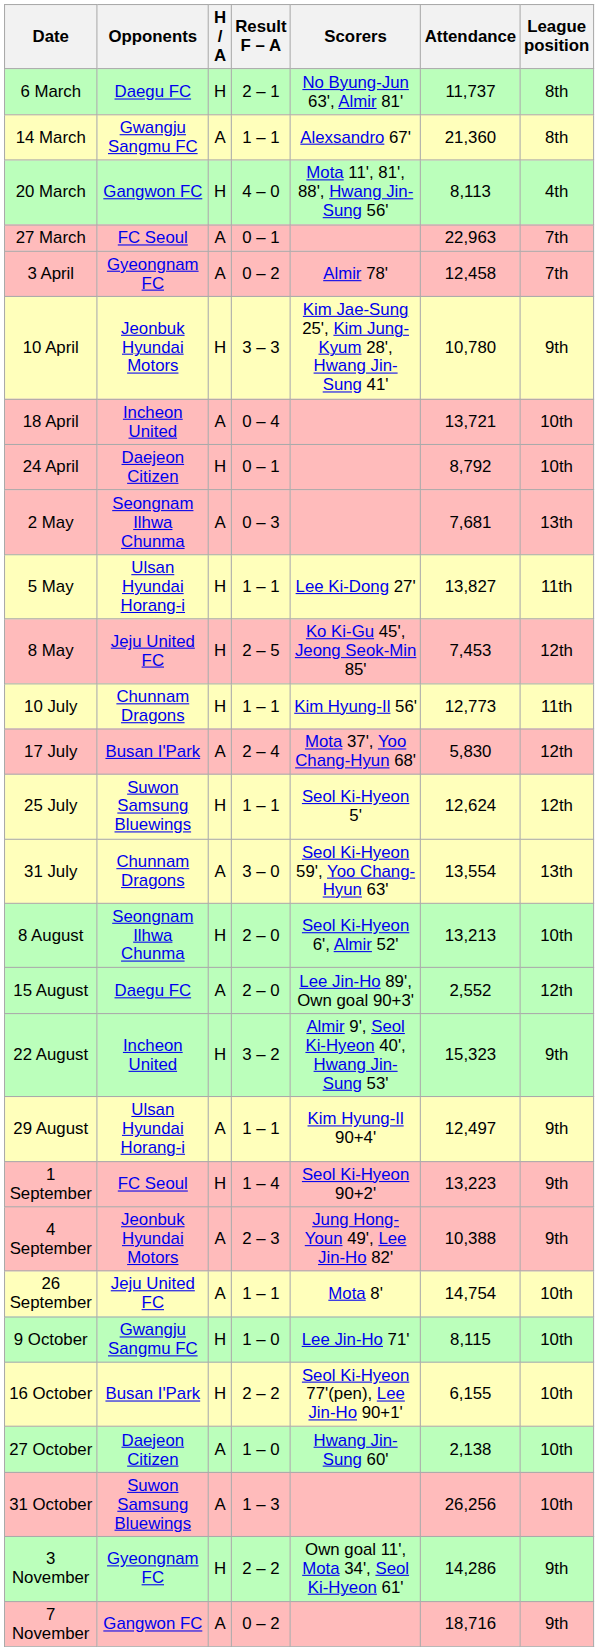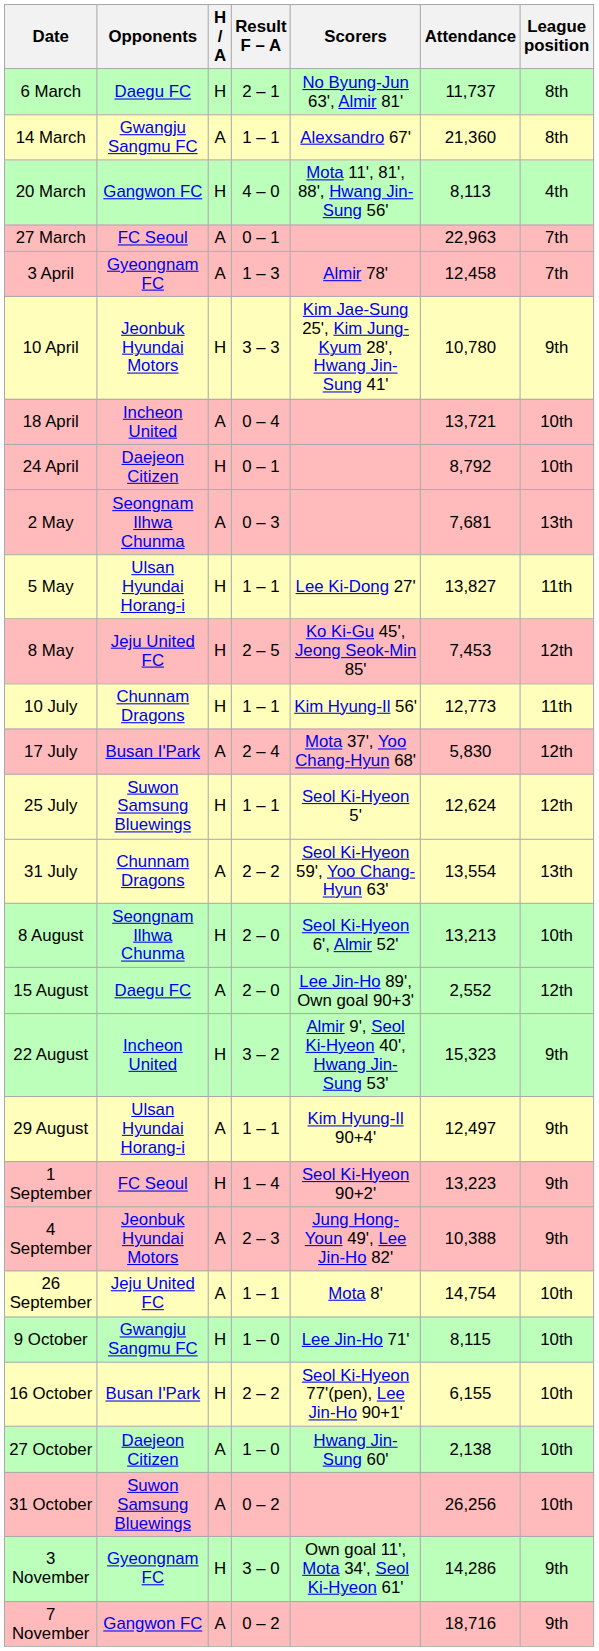(261, 273) 0 – 2 -> (261, 273) 1 – 3
(261, 871) 3 – 0 -> (261, 871) 2 – 2
(261, 1504) 1 – 3 -> (261, 1504) 0 – 2
(261, 1568) 2 – 2 -> (261, 1568) 3 – 0
